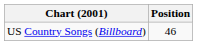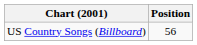(171, 31) 46 -> (171, 31) 56
